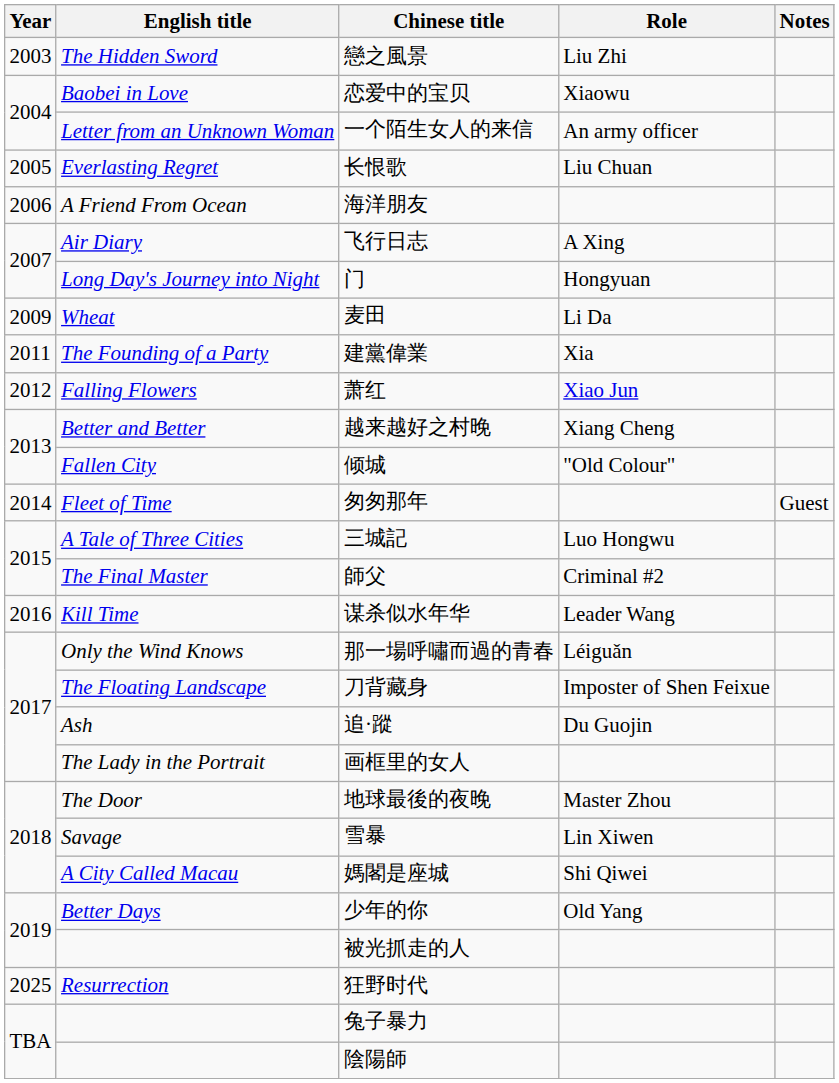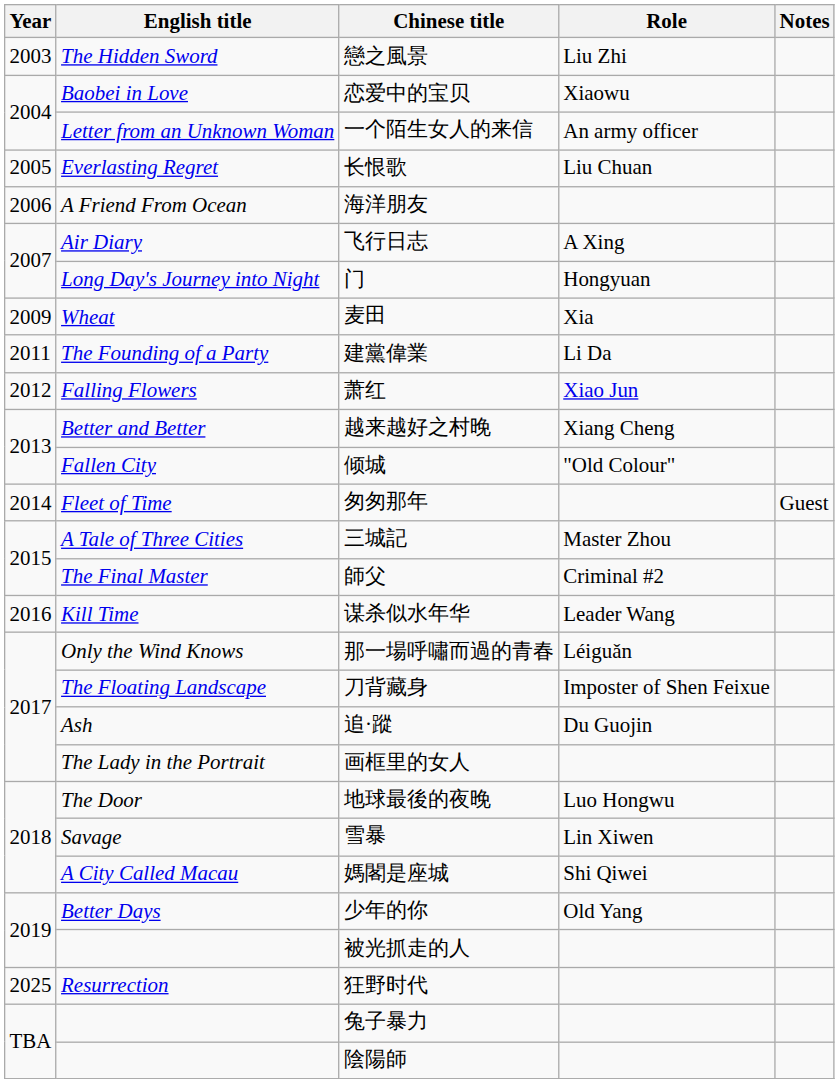(587, 316) Li Da -> (578, 316) Xia
(578, 353) Xia -> (587, 353) Li Da
(619, 539) Luo Hongwu -> (617, 539) Master Zhou
(617, 799) Master Zhou -> (619, 799) Luo Hongwu
